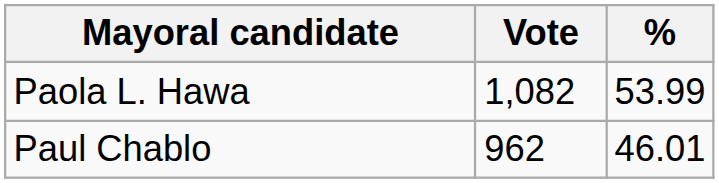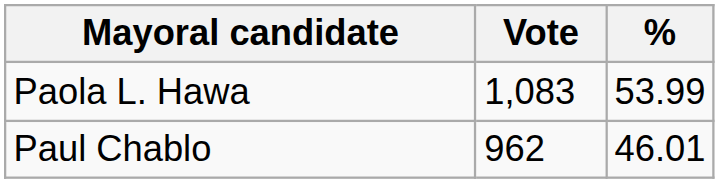(530, 90) 1,082 -> (530, 90) 1,083
